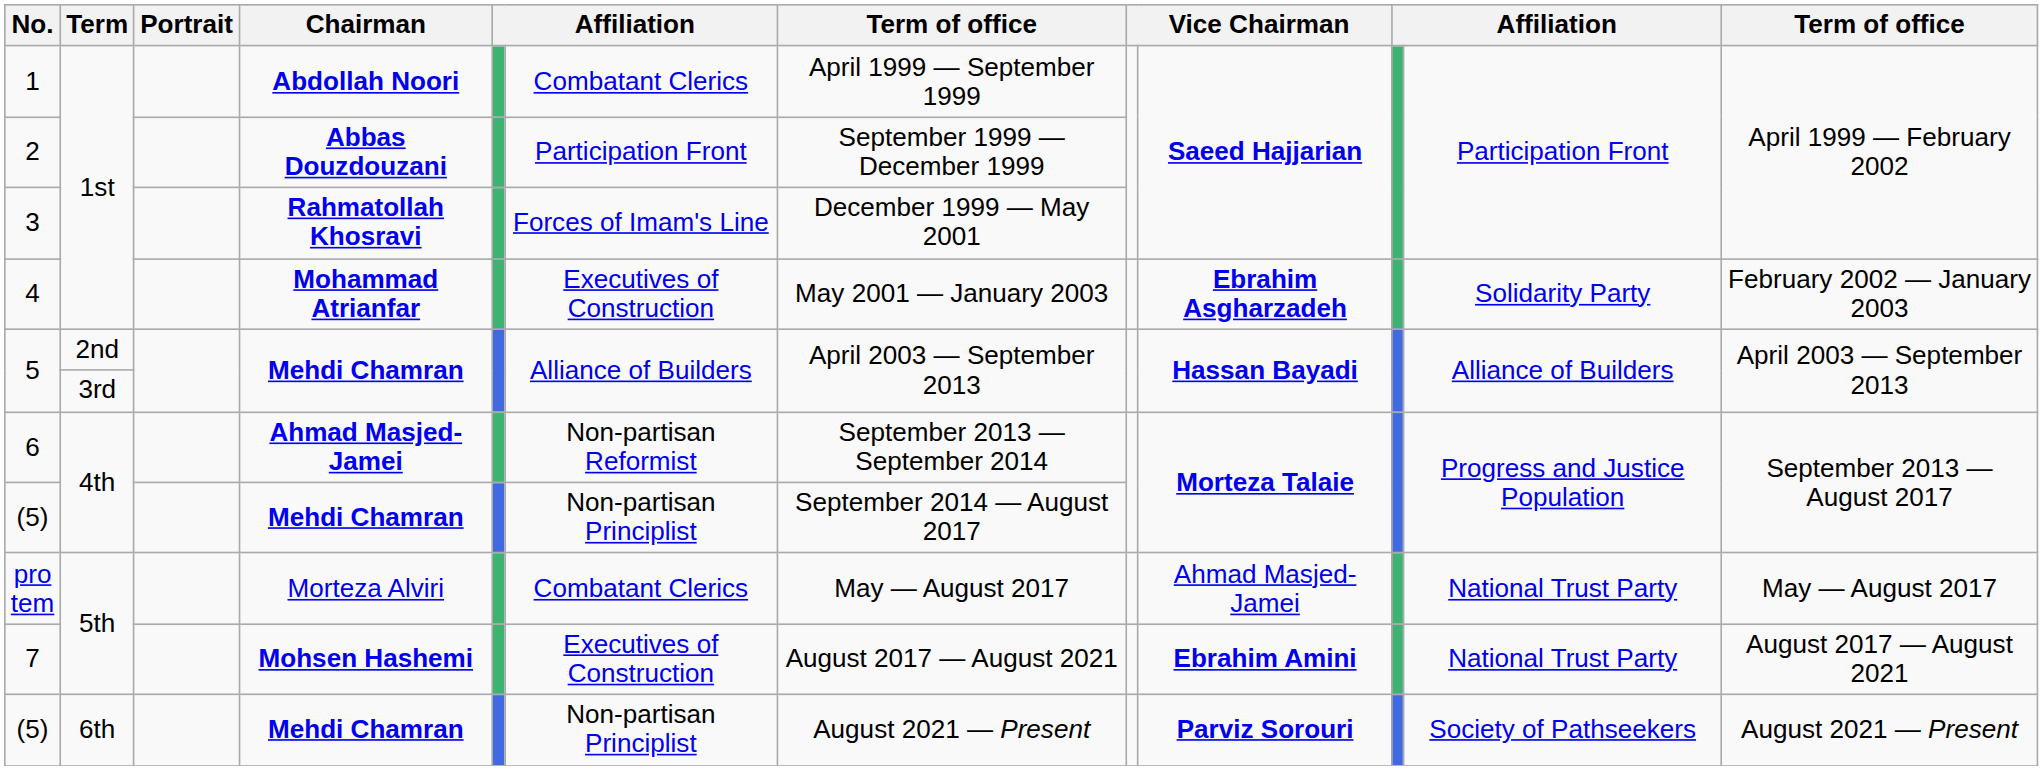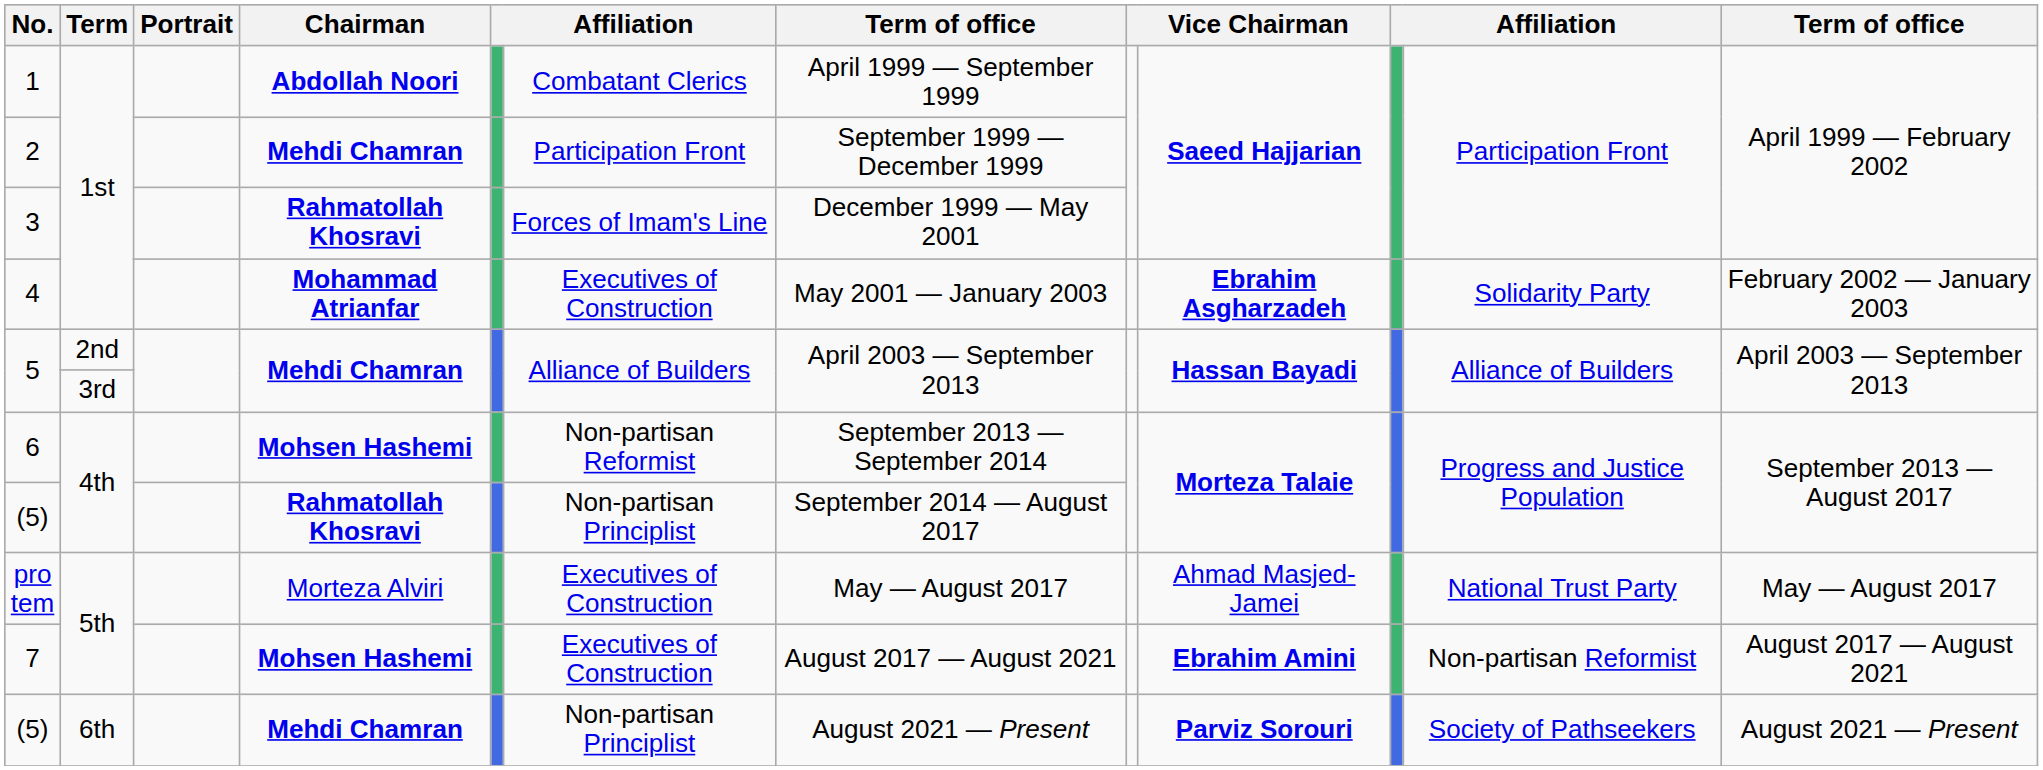(366, 151) Abbas Douzdouzani -> (365, 151) Mehdi Chamran
(366, 446) Ahmad Masjed-Jamei -> (365, 446) Mohsen Hashemi
(366, 517) Mehdi Chamran -> (365, 517) Rahmatollah Khosravi
(641, 588) Combatant Clerics -> (639, 588) Executives of Construction
(1563, 658) National Trust Party -> (1562, 658) Non-partisan Reformist
